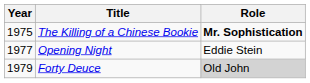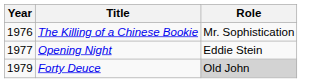(20, 31) 1975 -> (20, 31) 1976
(253, 31) bold -> (249, 31) normal
